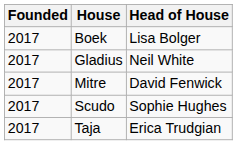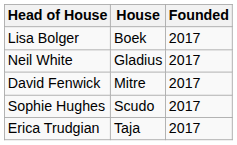columns swapped: (38, 15) <-> (179, 15)
